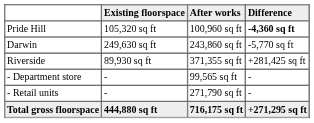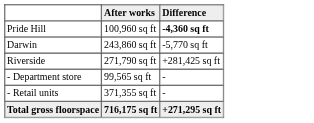- column: (144, 12)
(216, 61) 371,355 sq ft -> (130, 61) 271,790 sq ft
(216, 93) 271,790 sq ft -> (130, 93) 371,355 sq ft
